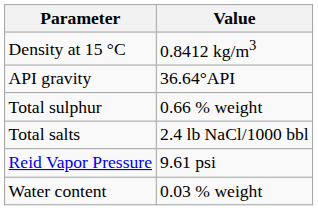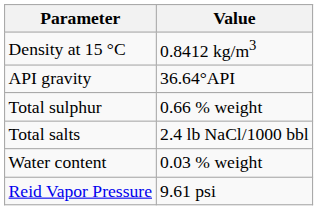rows swapped: (57, 190) <-> (80, 162)
